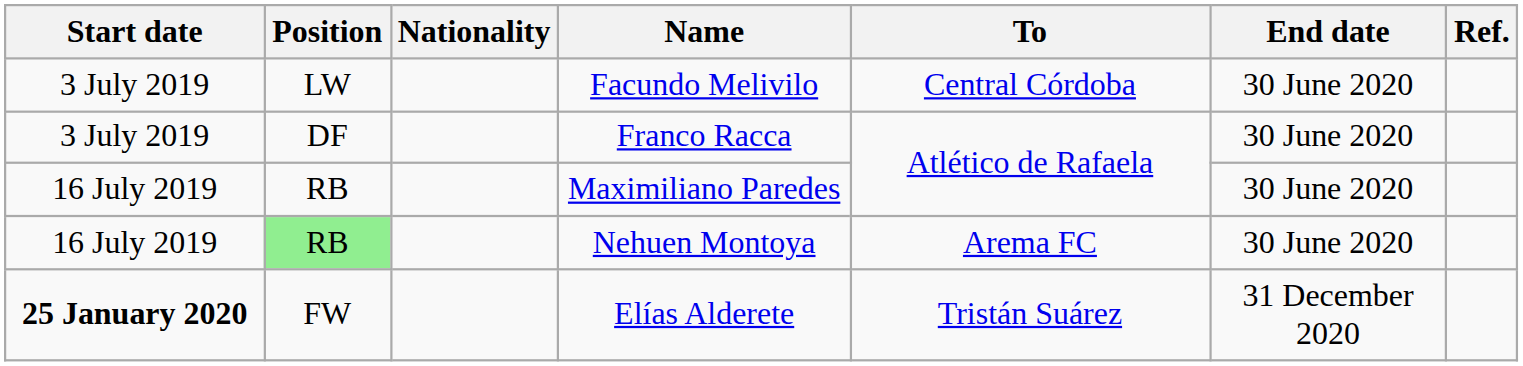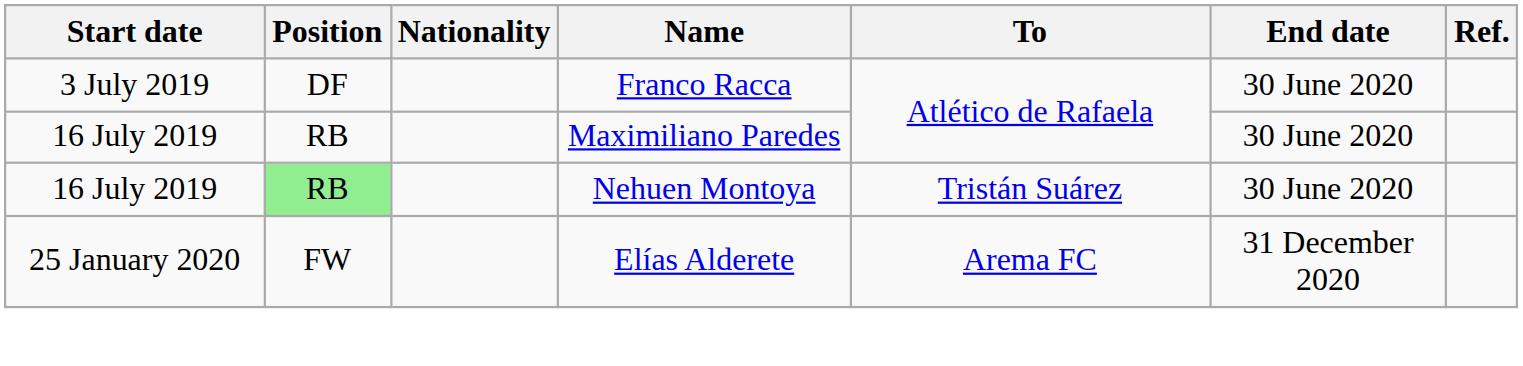- row: (704, 83)
(1030, 242) Arema FC -> (1030, 189) Tristán Suárez
(135, 313) bold -> (135, 261) normal
(1030, 313) Tristán Suárez -> (1030, 261) Arema FC
